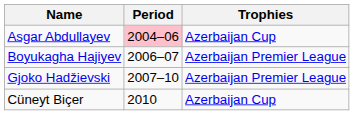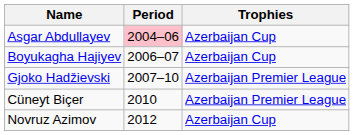(266, 57) Azerbaijan Premier League -> (231, 57) Azerbaijan Cup
(231, 99) Azerbaijan Cup -> (266, 99) Azerbaijan Premier League
+ row: (52, 120)
